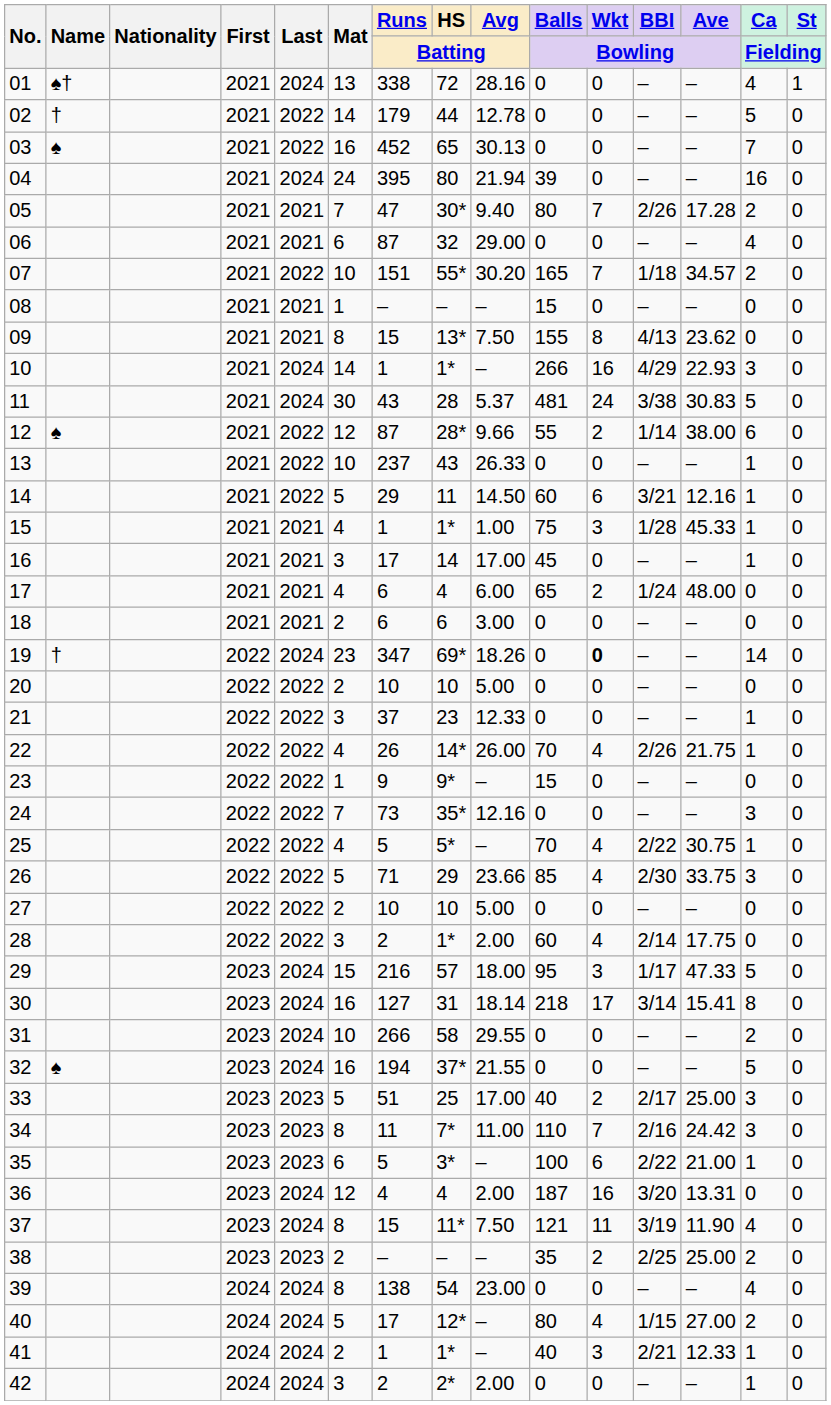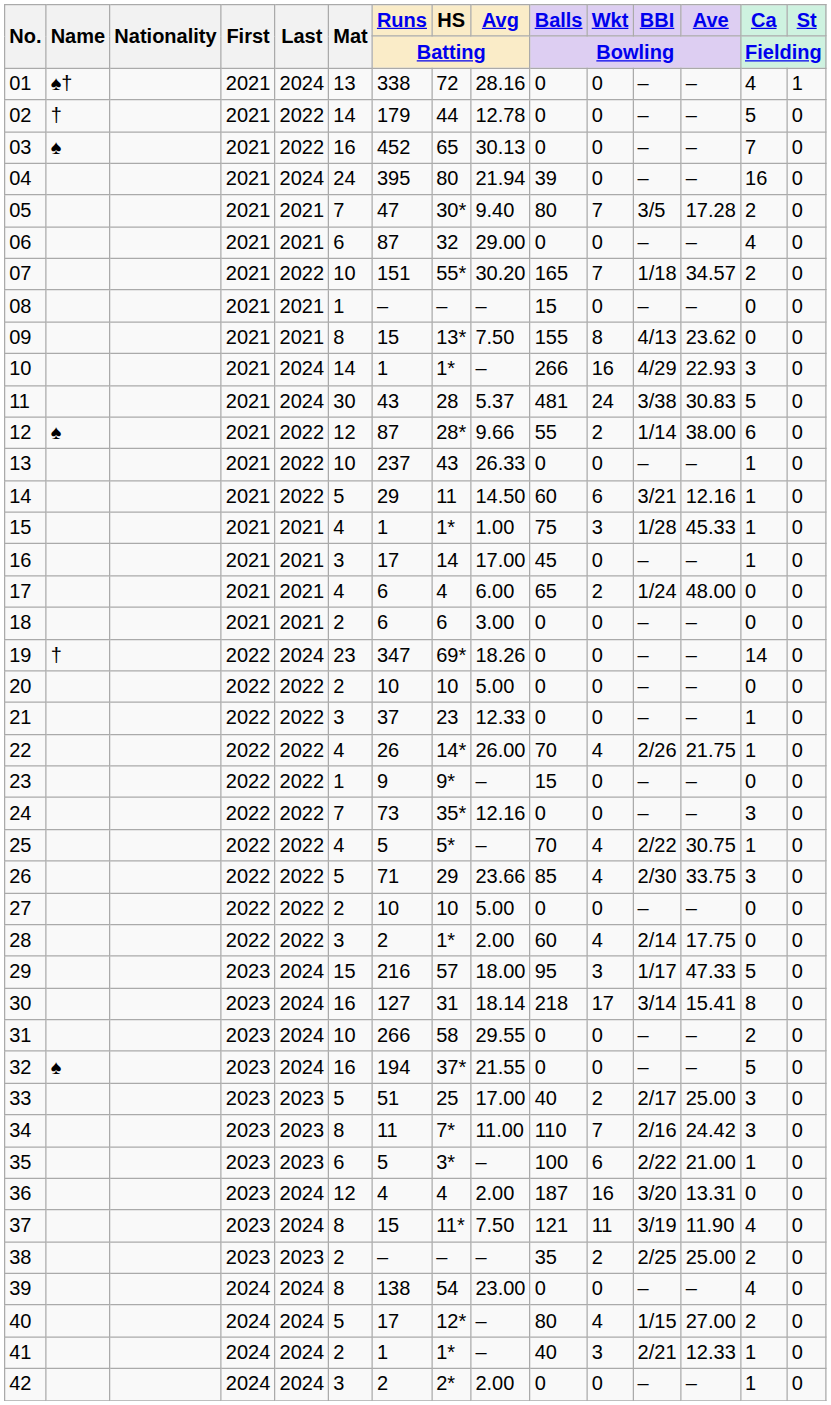(657, 210) 2/26 -> (652, 210) 3/5
(597, 654) bold -> (597, 654) normal
